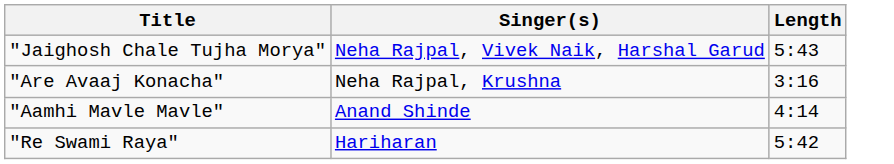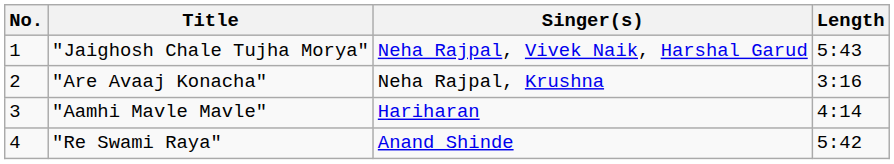+ column: (26, 20)
(403, 112) Anand Shinde -> (429, 112) Hariharan
(386, 143) Hariharan -> (446, 143) Anand Shinde
